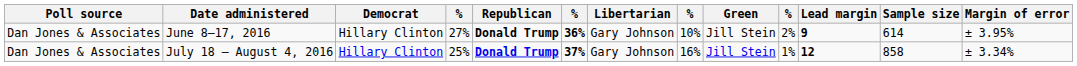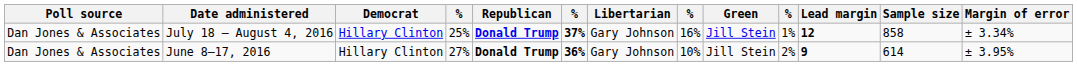rows swapped: (250, 52) <-> (218, 33)
